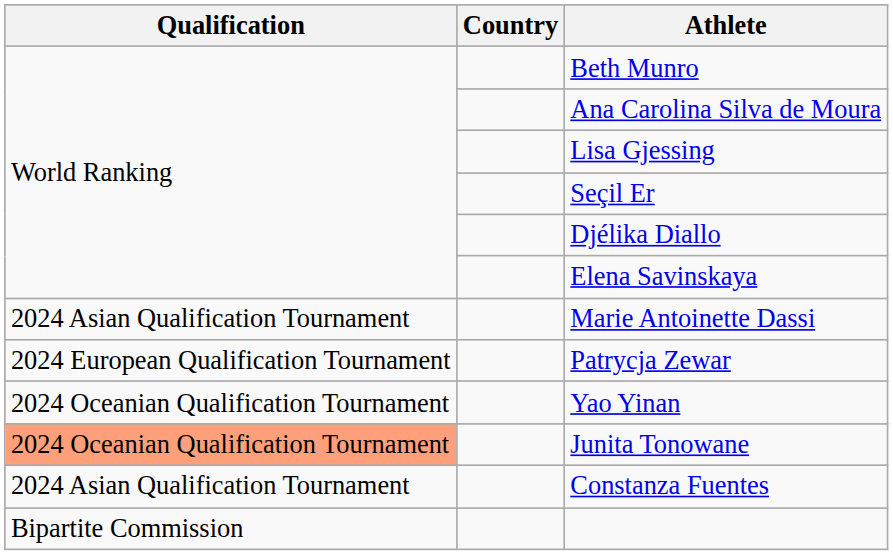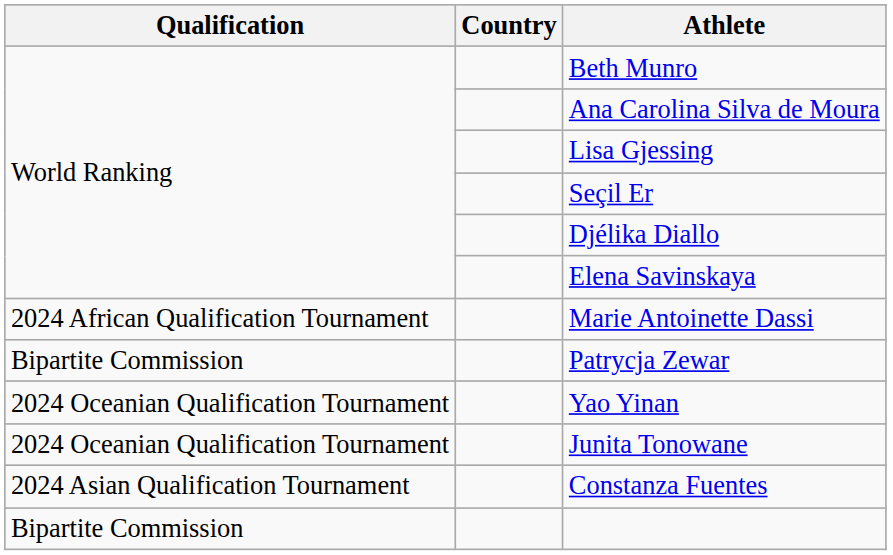(210, 318) 2024 Asian Qualification Tournament -> (220, 318) 2024 African Qualification Tournament
(231, 360) 2024 European Qualification Tournament -> (127, 360) Bipartite Commission
(230, 444) lightsalmon background -> (230, 444) no background
